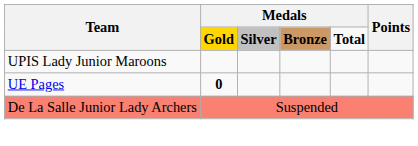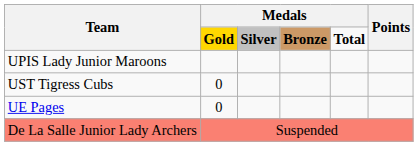+ row: (60, 84)
(219, 84) bold -> (219, 107) normal
